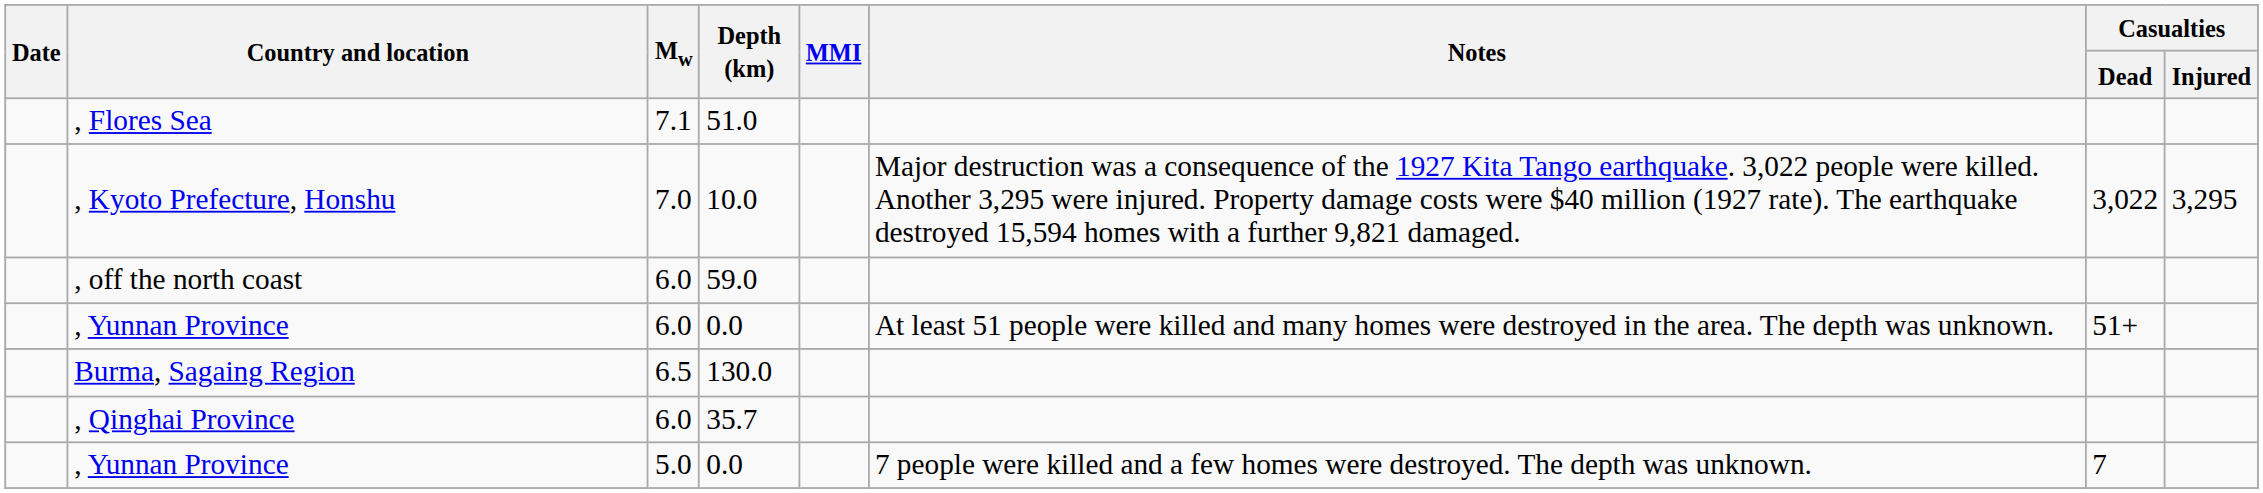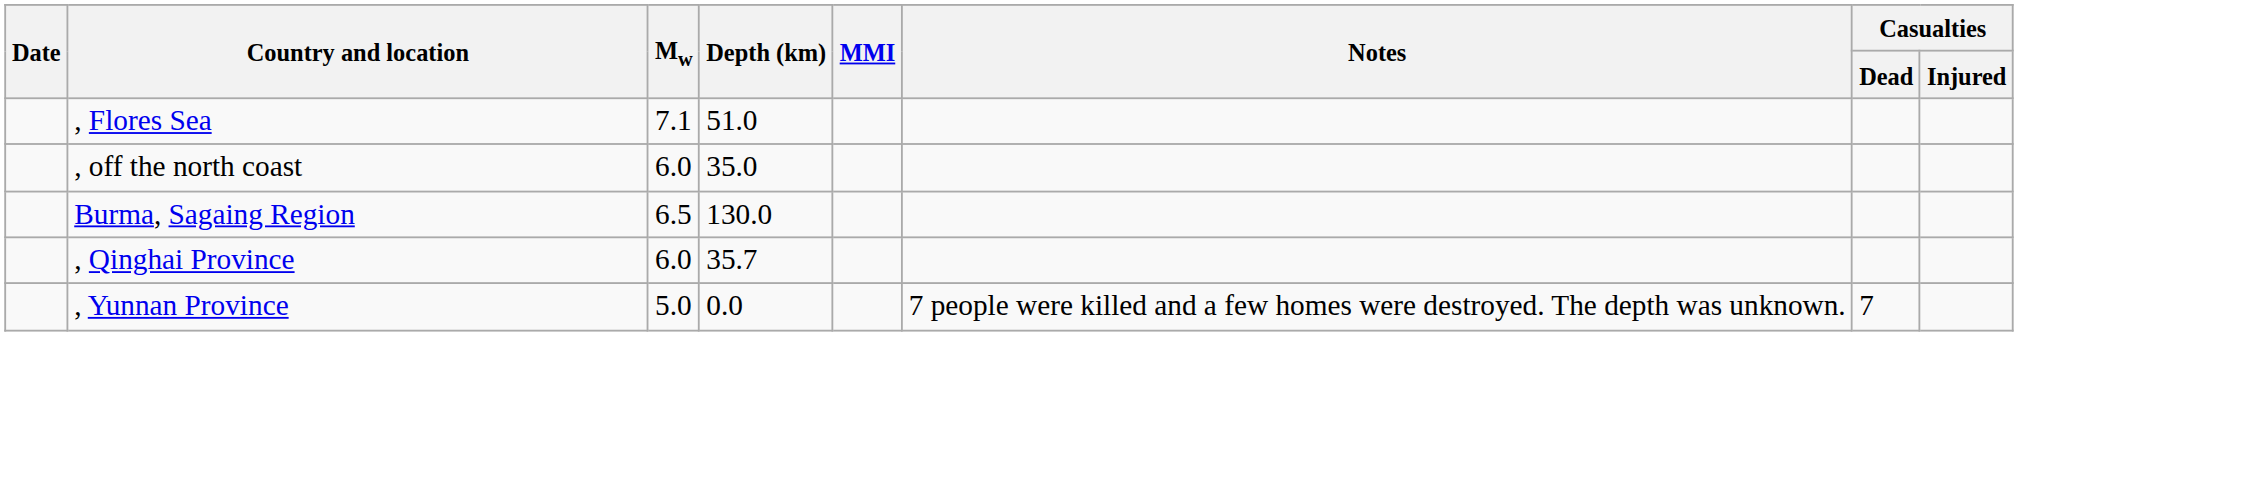- row: (235, 199)
(732, 279) 59.0 -> (732, 167) 35.0
- row: (181, 325)
